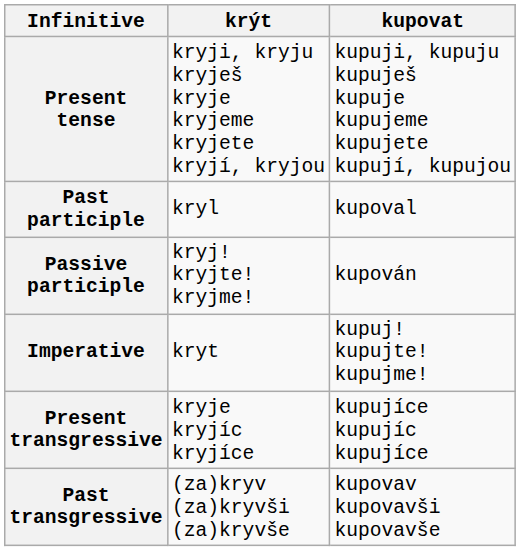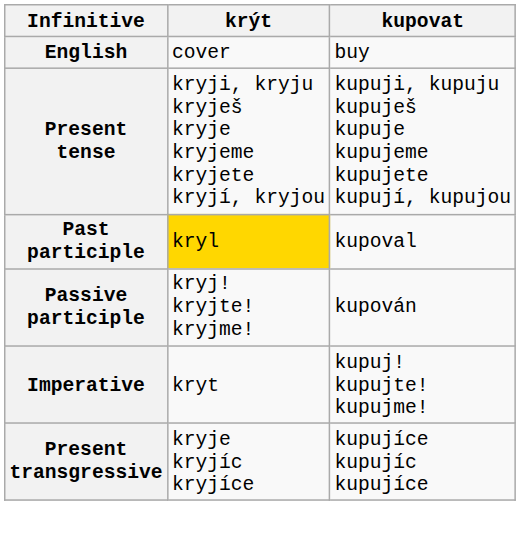+ row: (86, 53)
(195, 209) no background -> (195, 241) gold background
- row: (86, 507)
